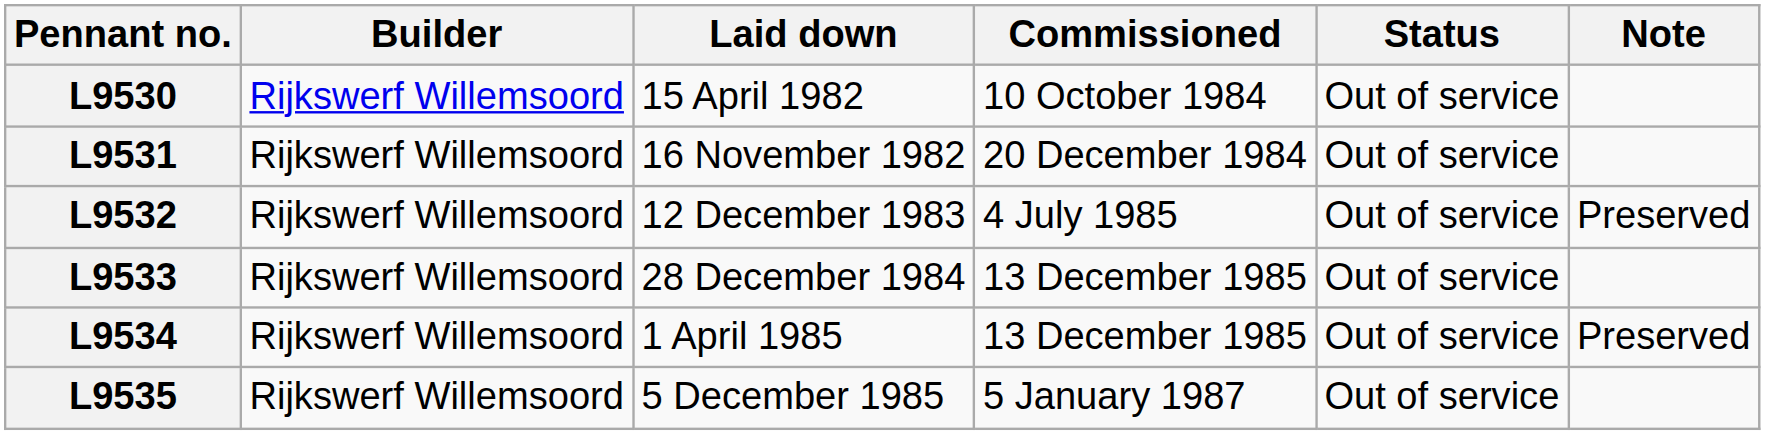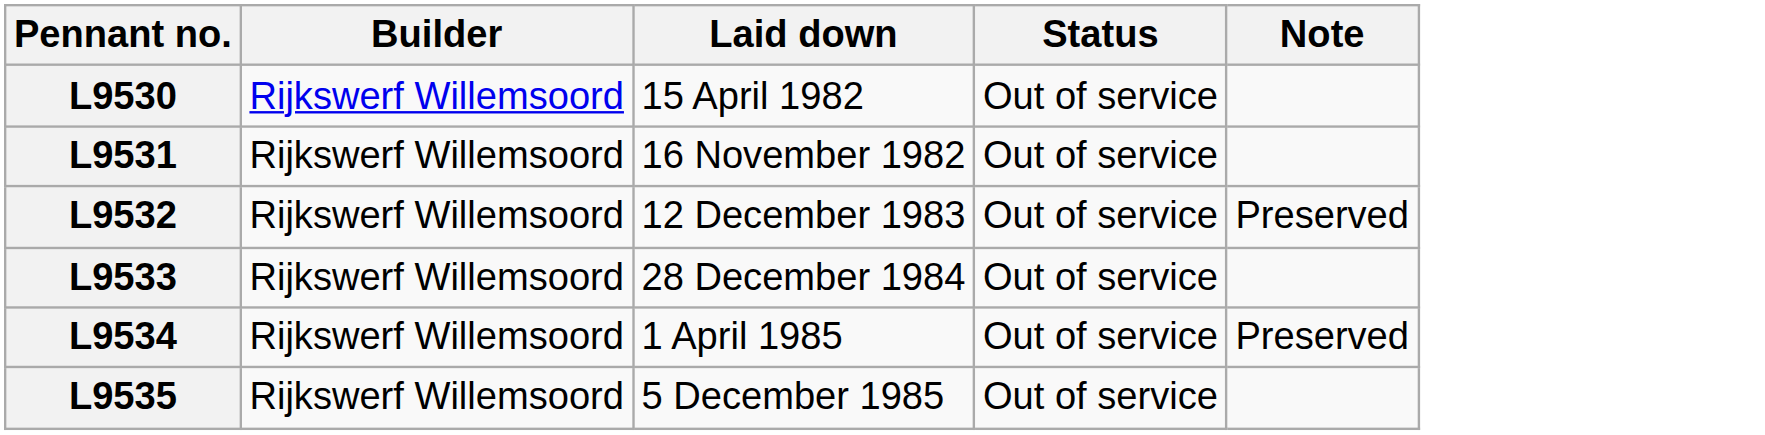- column: (1145, 34)
